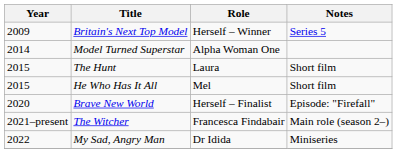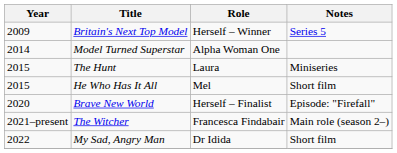(313, 67) Short film -> (314, 67) Miniseries
(314, 139) Miniseries -> (313, 139) Short film
